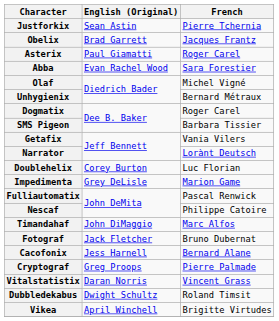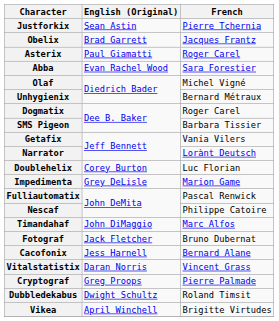rows swapped: (43, 281) <-> (43, 267)
